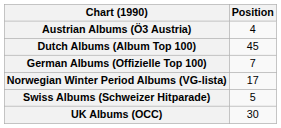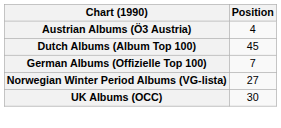(253, 81) 17 -> (253, 81) 27
- row: (117, 98)
